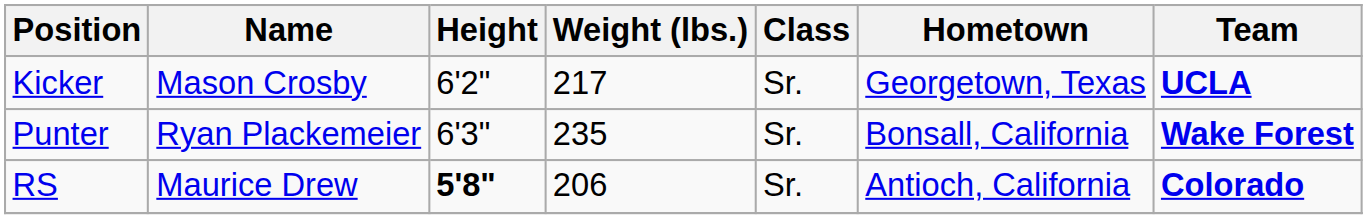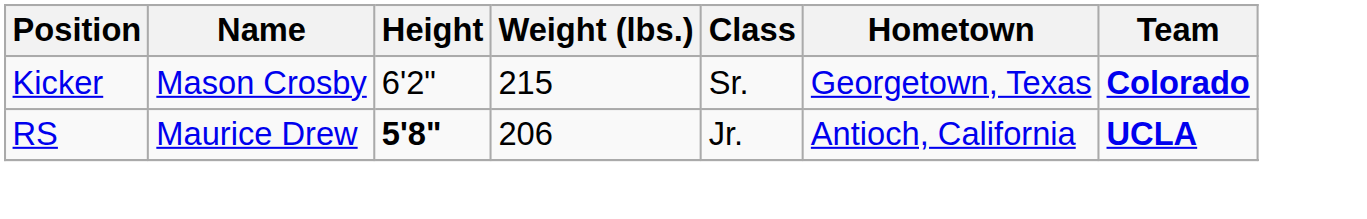(580, 82) 217 -> (526, 82) 215
(1206, 82) UCLA -> (1178, 82) Colorado
- row: (61, 133)
(783, 185) Sr. -> (726, 133) Jr.
(1233, 185) Colorado -> (1152, 133) UCLA
